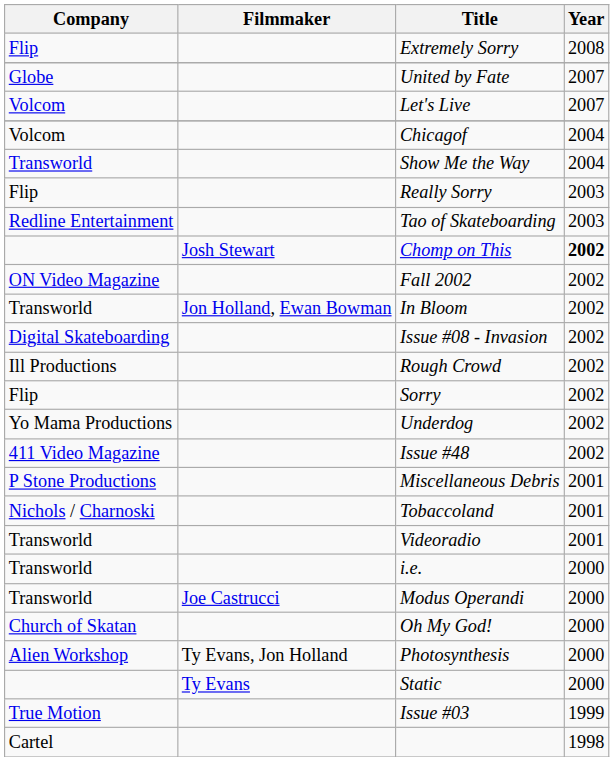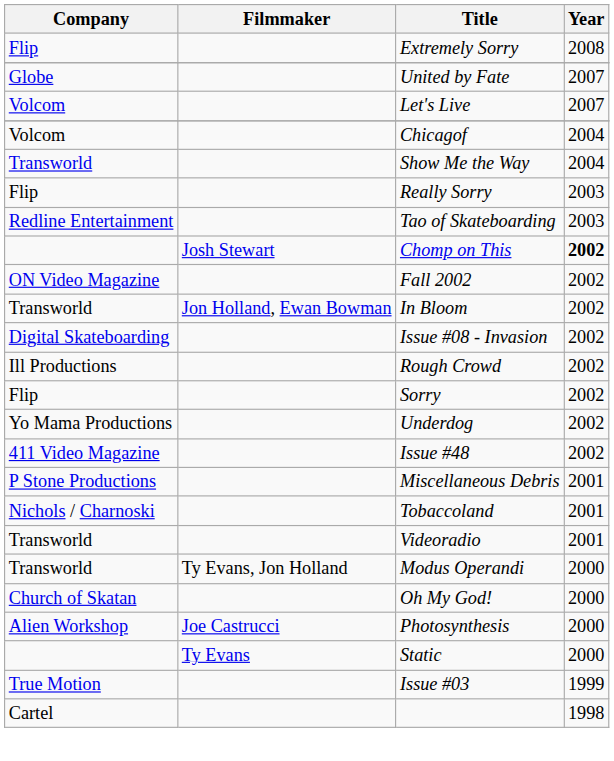- row: (50, 568)
(231, 597) Joe Castrucci -> (265, 568) Ty Evans, Jon Holland
(265, 655) Ty Evans, Jon Holland -> (231, 626) Joe Castrucci
